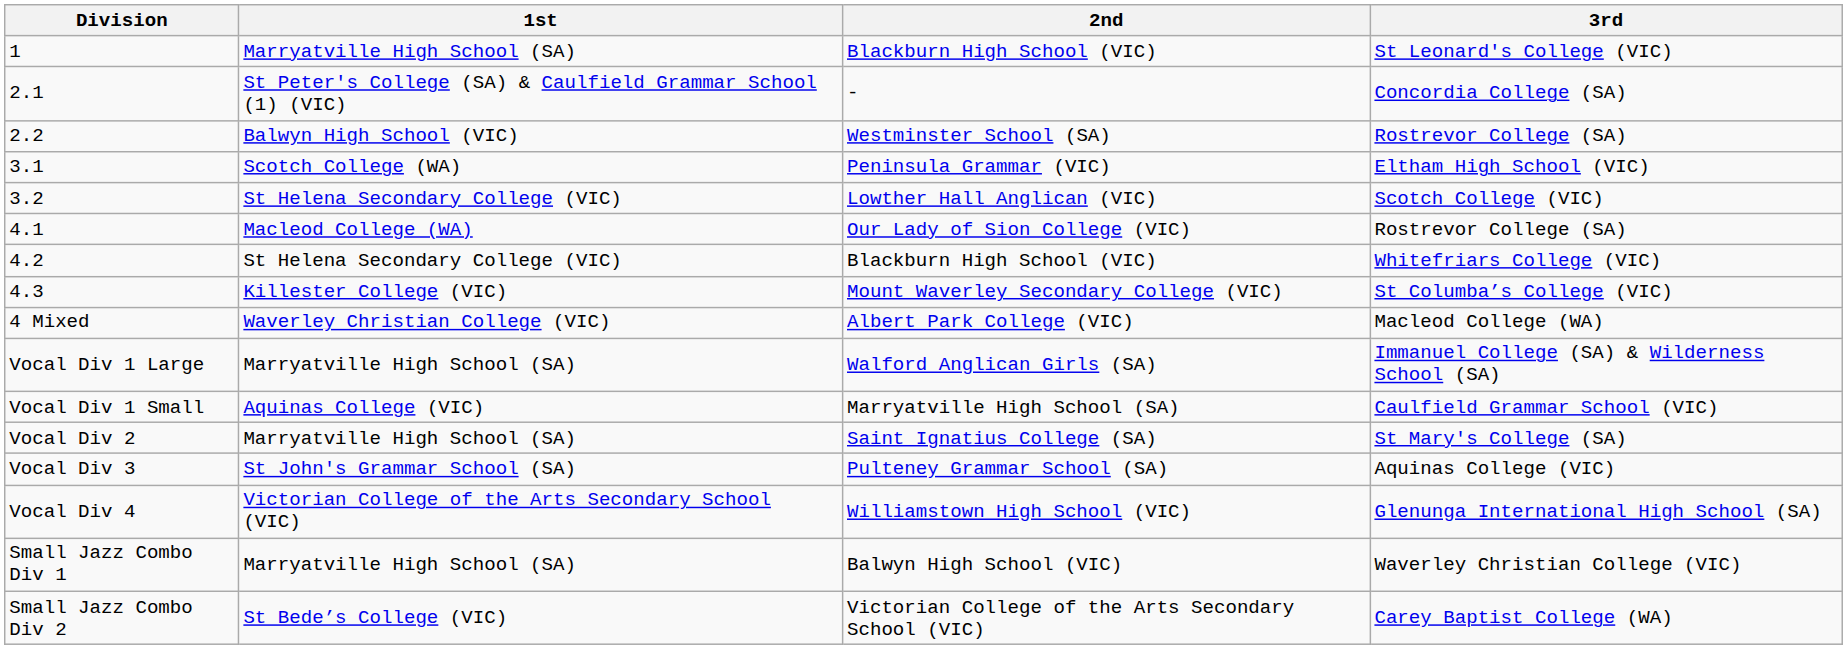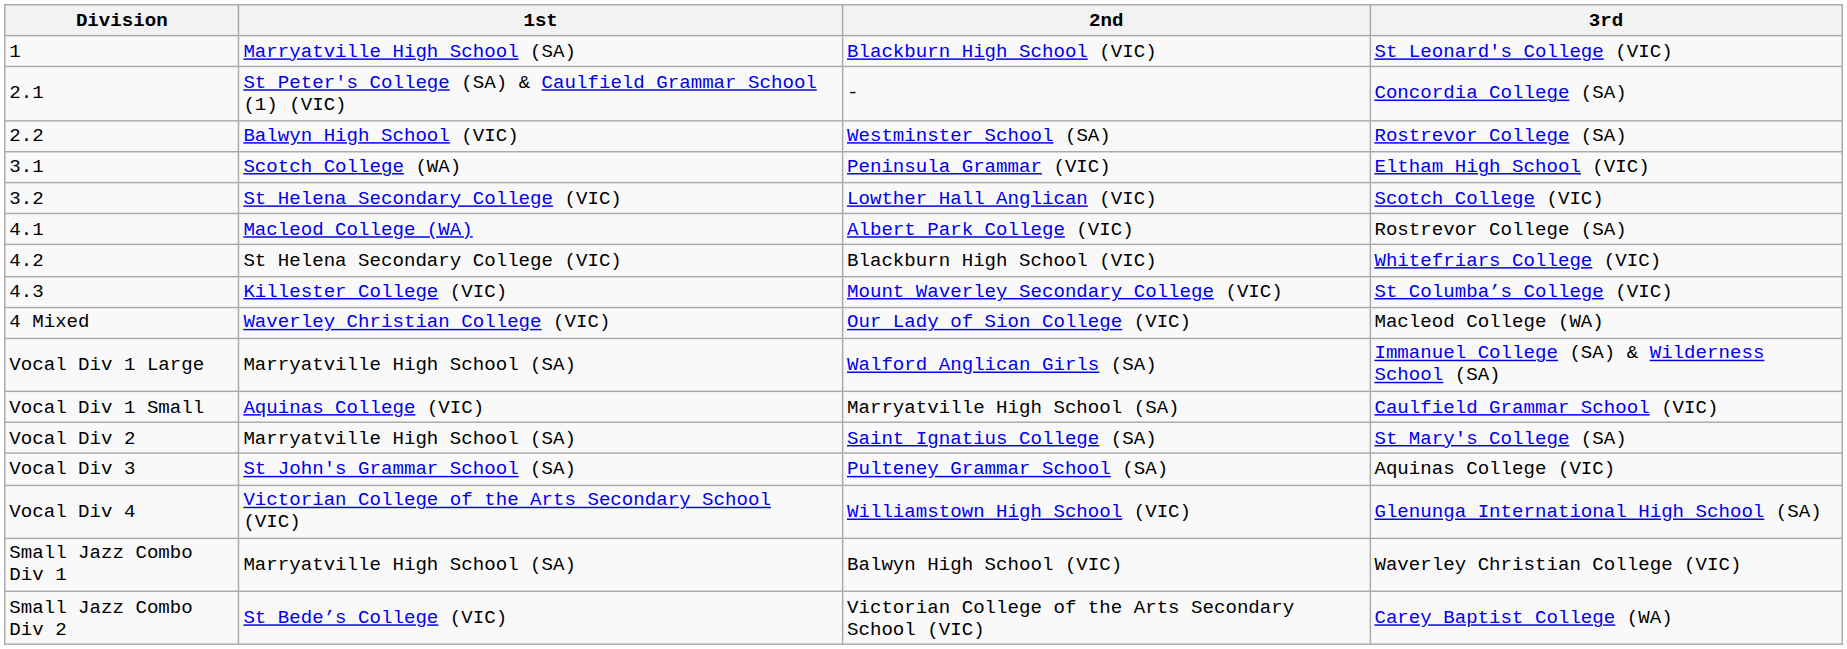(1019, 229) Our Lady of Sion College (VIC) -> (990, 229) Albert Park College (VIC)
(990, 323) Albert Park College (VIC) -> (1019, 323) Our Lady of Sion College (VIC)
